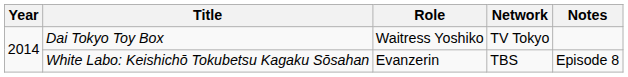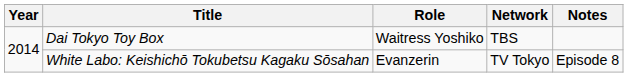(520, 38) TV Tokyo -> (504, 38) TBS
(504, 60) TBS -> (520, 60) TV Tokyo
